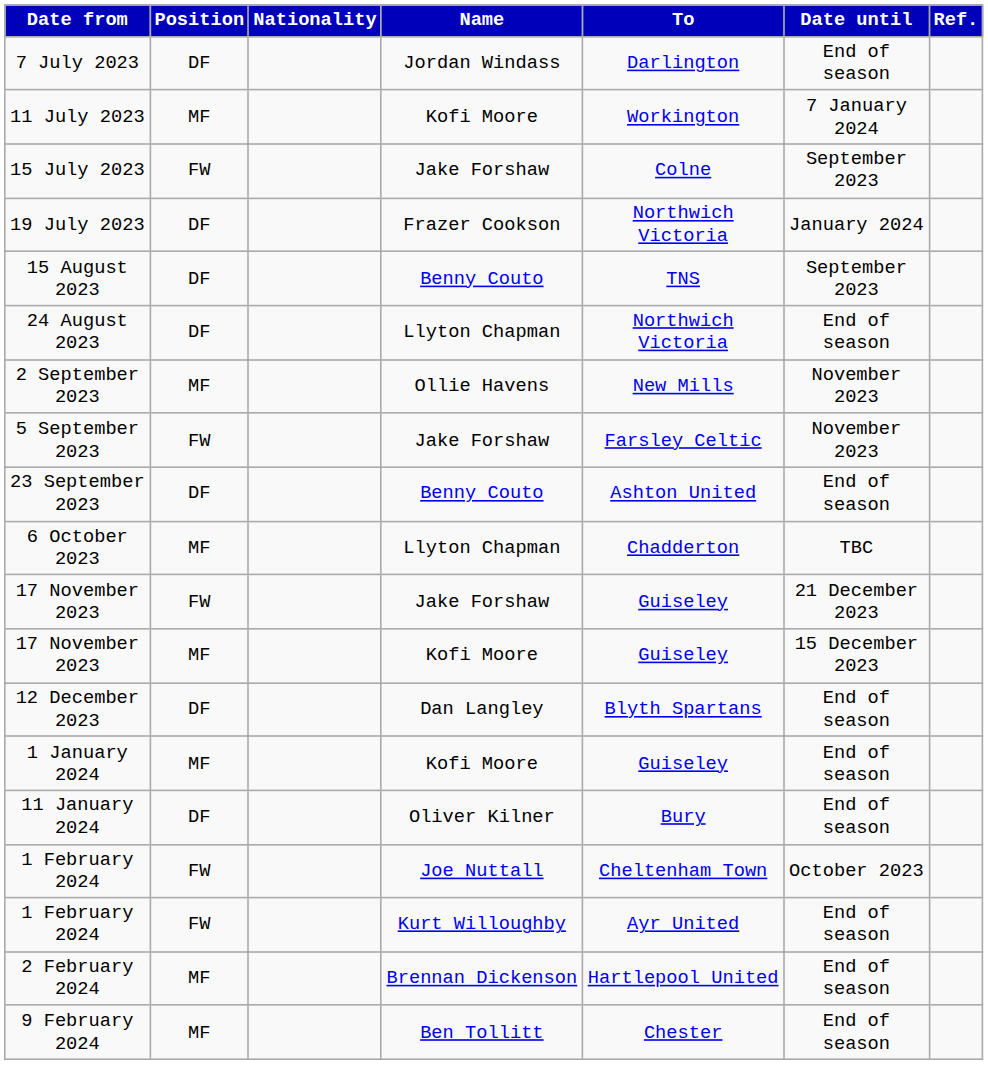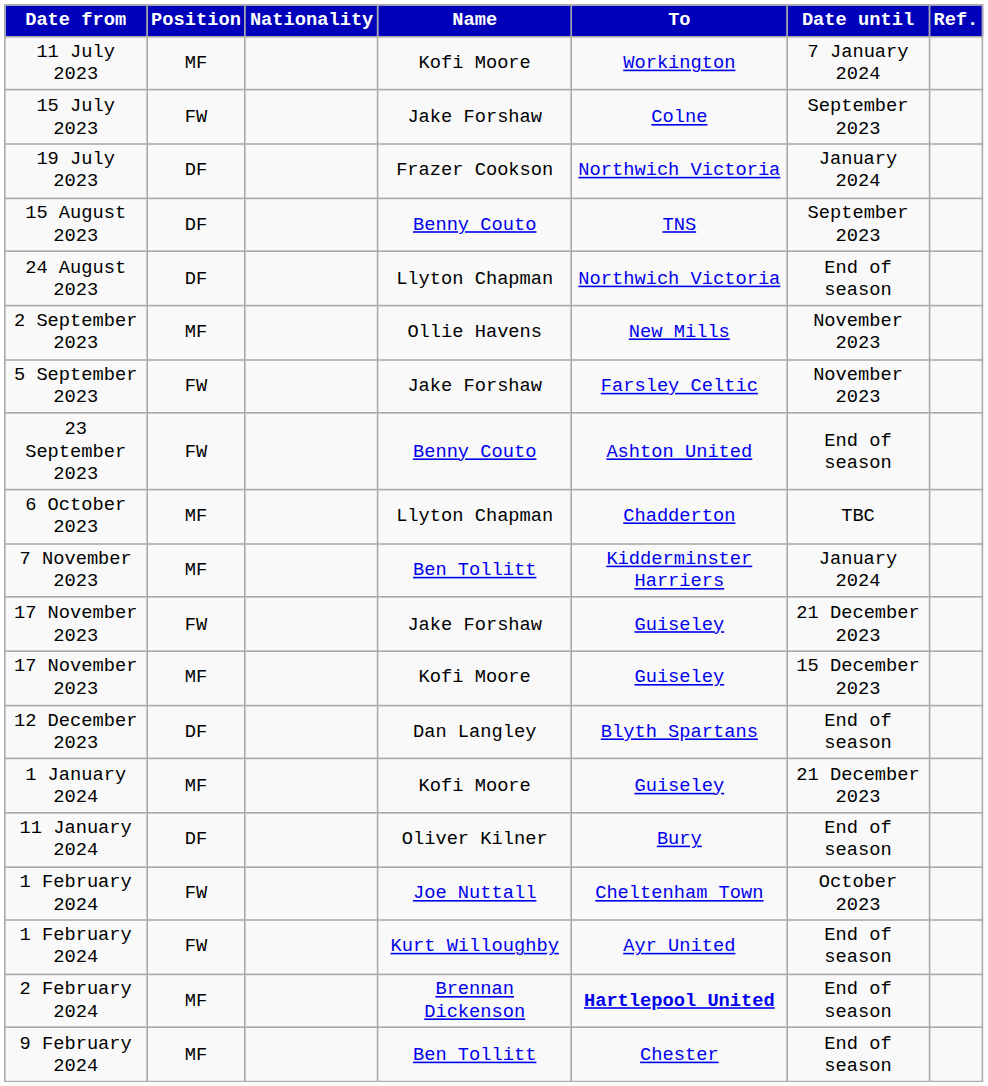- row: (77, 63)
(199, 494) DF -> (196, 451) FW
+ row: (76, 570)
(856, 763) End of season -> (858, 785) 21 December 2023
(683, 978) normal -> (679, 1001) bold
